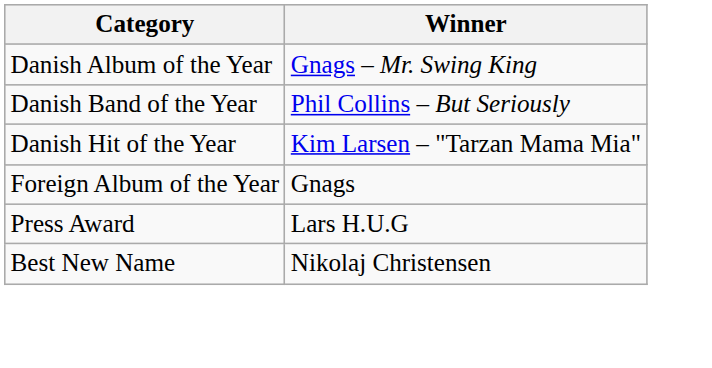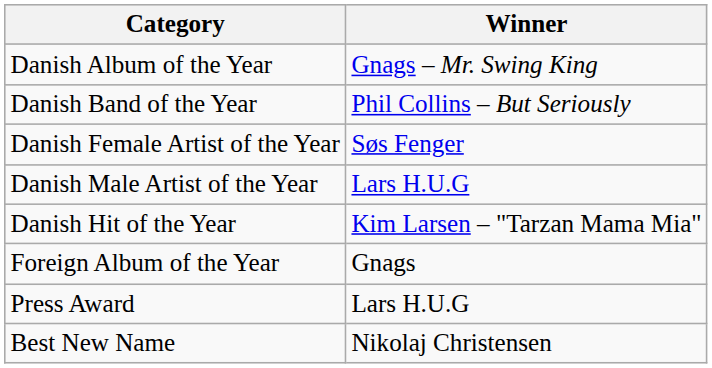+ row: (175, 143)
+ row: (164, 183)
